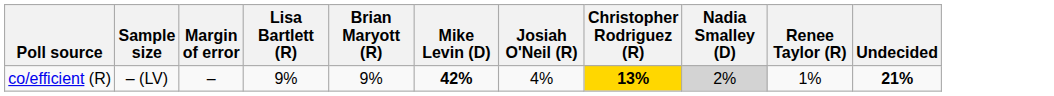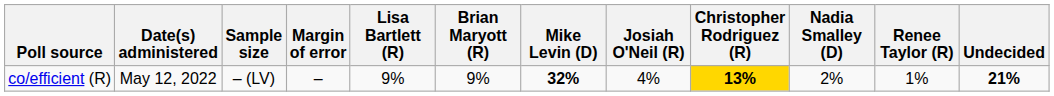+ column: (168, 44)
(456, 78) 42% -> (563, 78) 32%
(725, 78) lightgrey background -> (832, 78) no background
